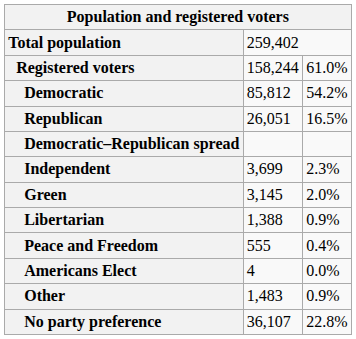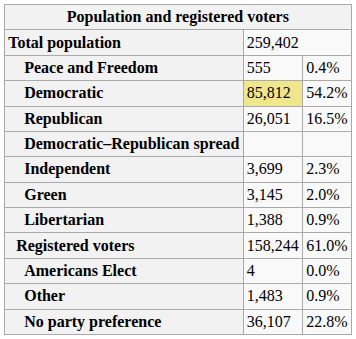rows swapped: (71, 67) <-> (83, 245)
(269, 93) no background -> (269, 93) khaki background
